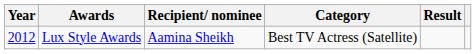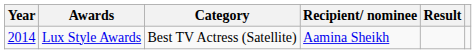columns swapped: (343, 15) <-> (205, 15)
(22, 37) 2012 -> (22, 37) 2014
